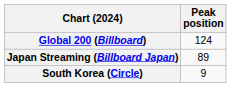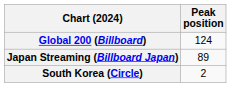(203, 73) 9 -> (203, 73) 2
